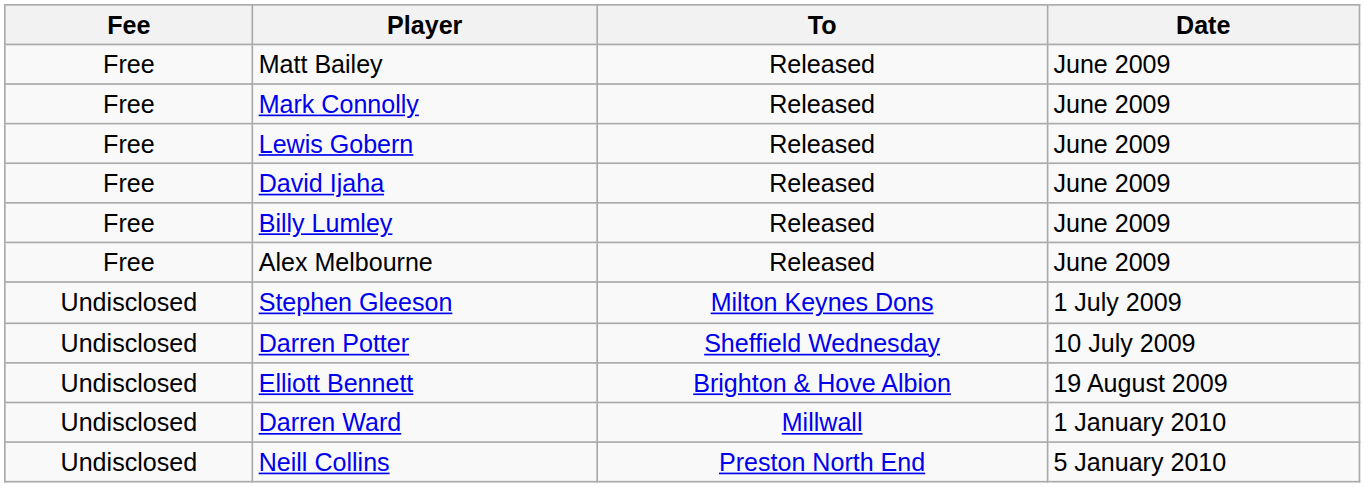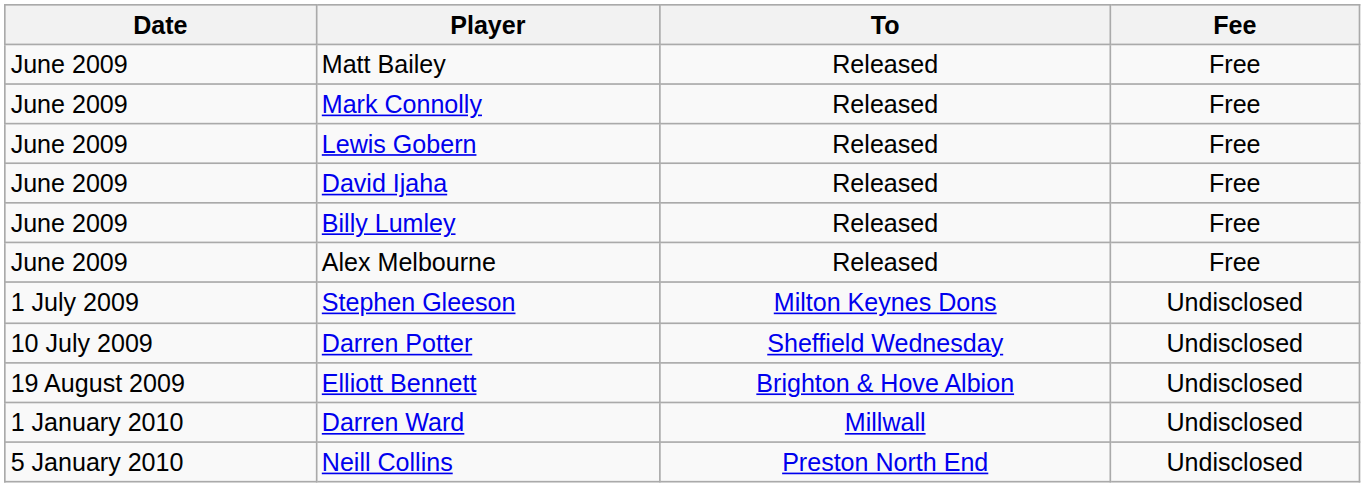columns swapped: (1203, 25) <-> (129, 25)
